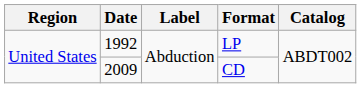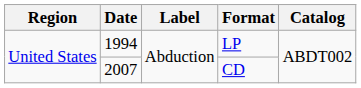(121, 43) 1992 -> (121, 43) 1994
(121, 69) 2009 -> (121, 69) 2007
